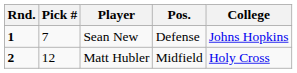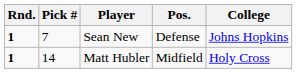(11, 57) 2 -> (11, 57) 1
(48, 57) 12 -> (48, 57) 14
